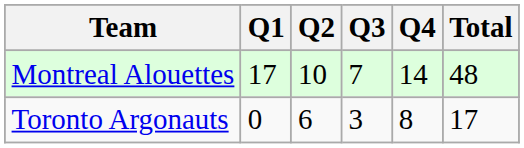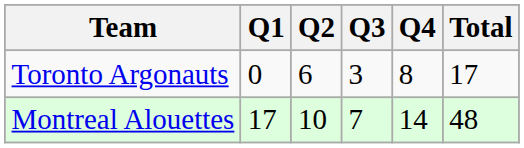rows swapped: (120, 119) <-> (123, 73)
